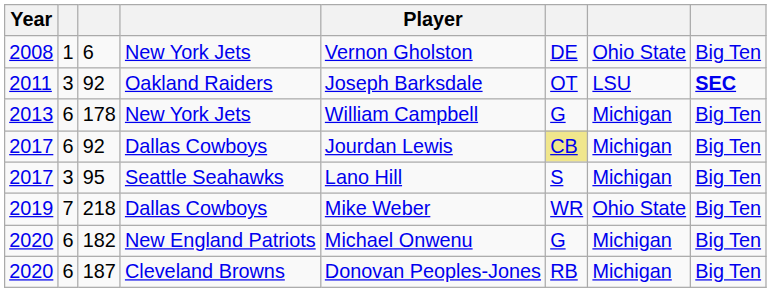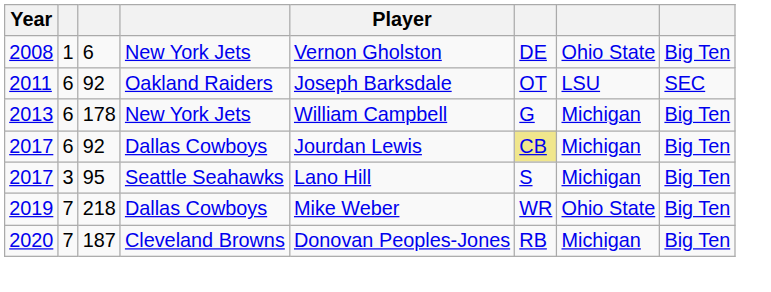(68, 83) 3 -> (68, 83) 6
(716, 83) bold -> (685, 83) normal
- row: (31, 240)
(68, 271) 6 -> (68, 240) 7
